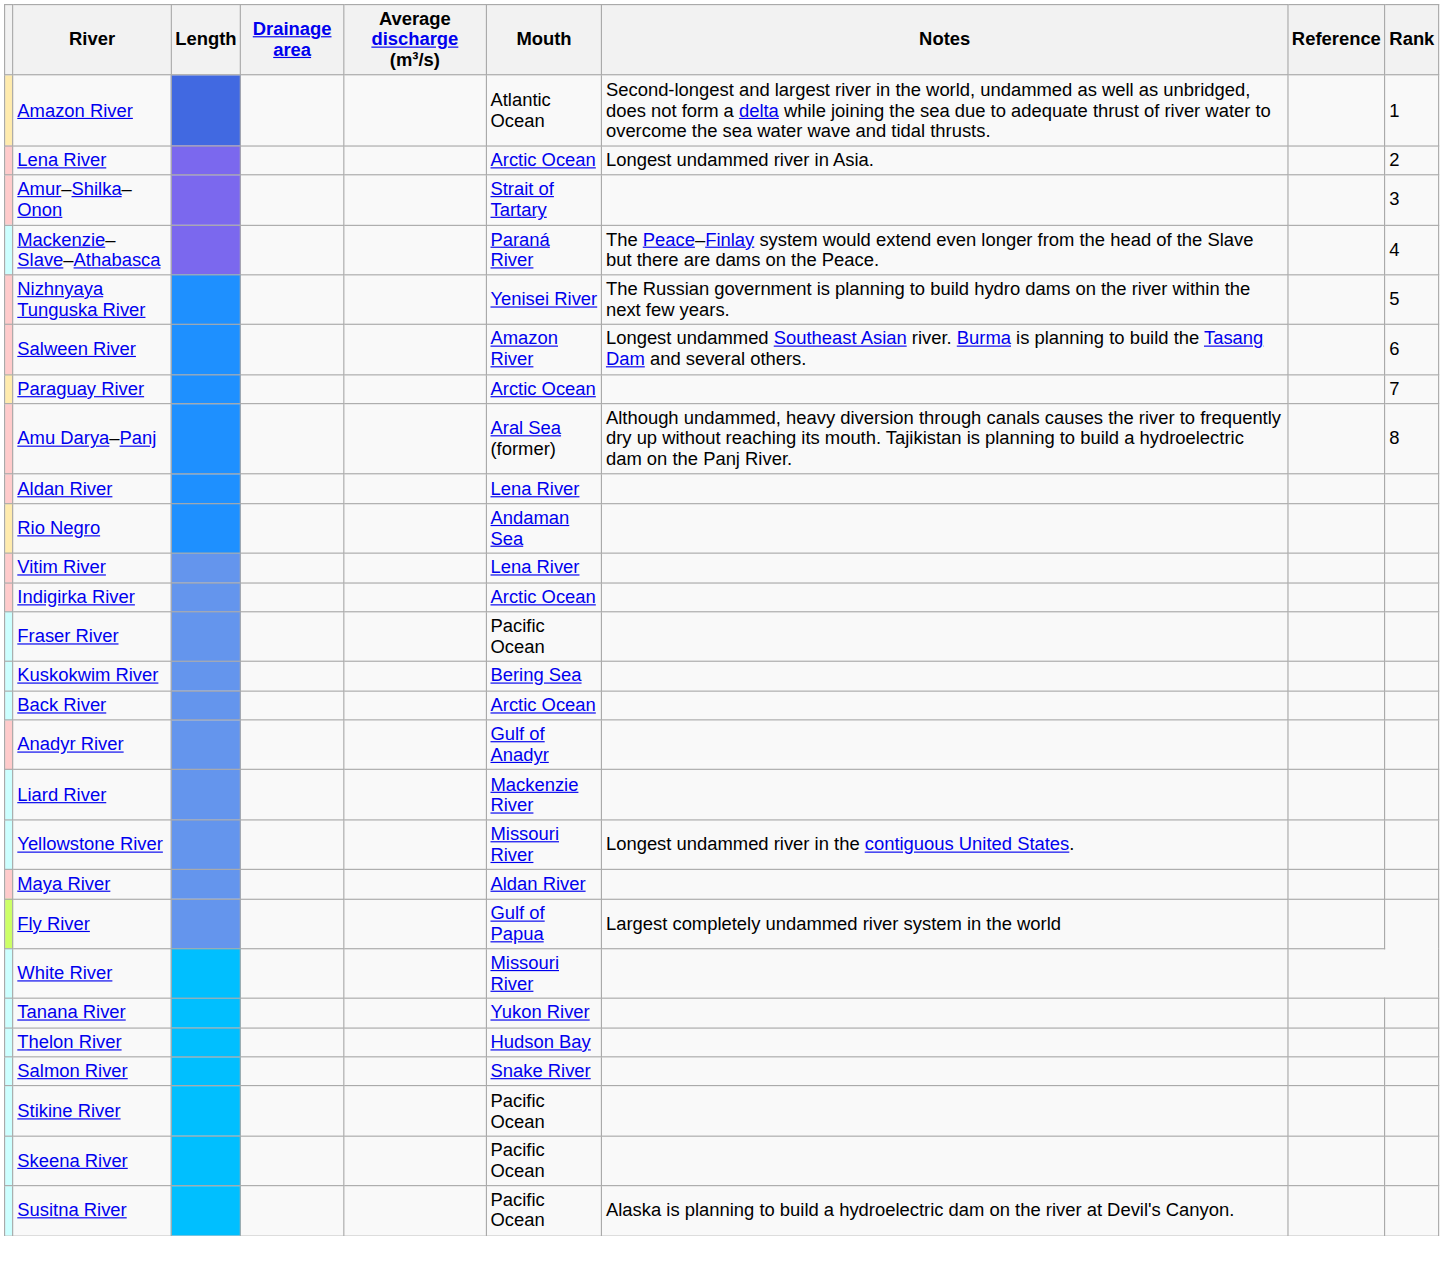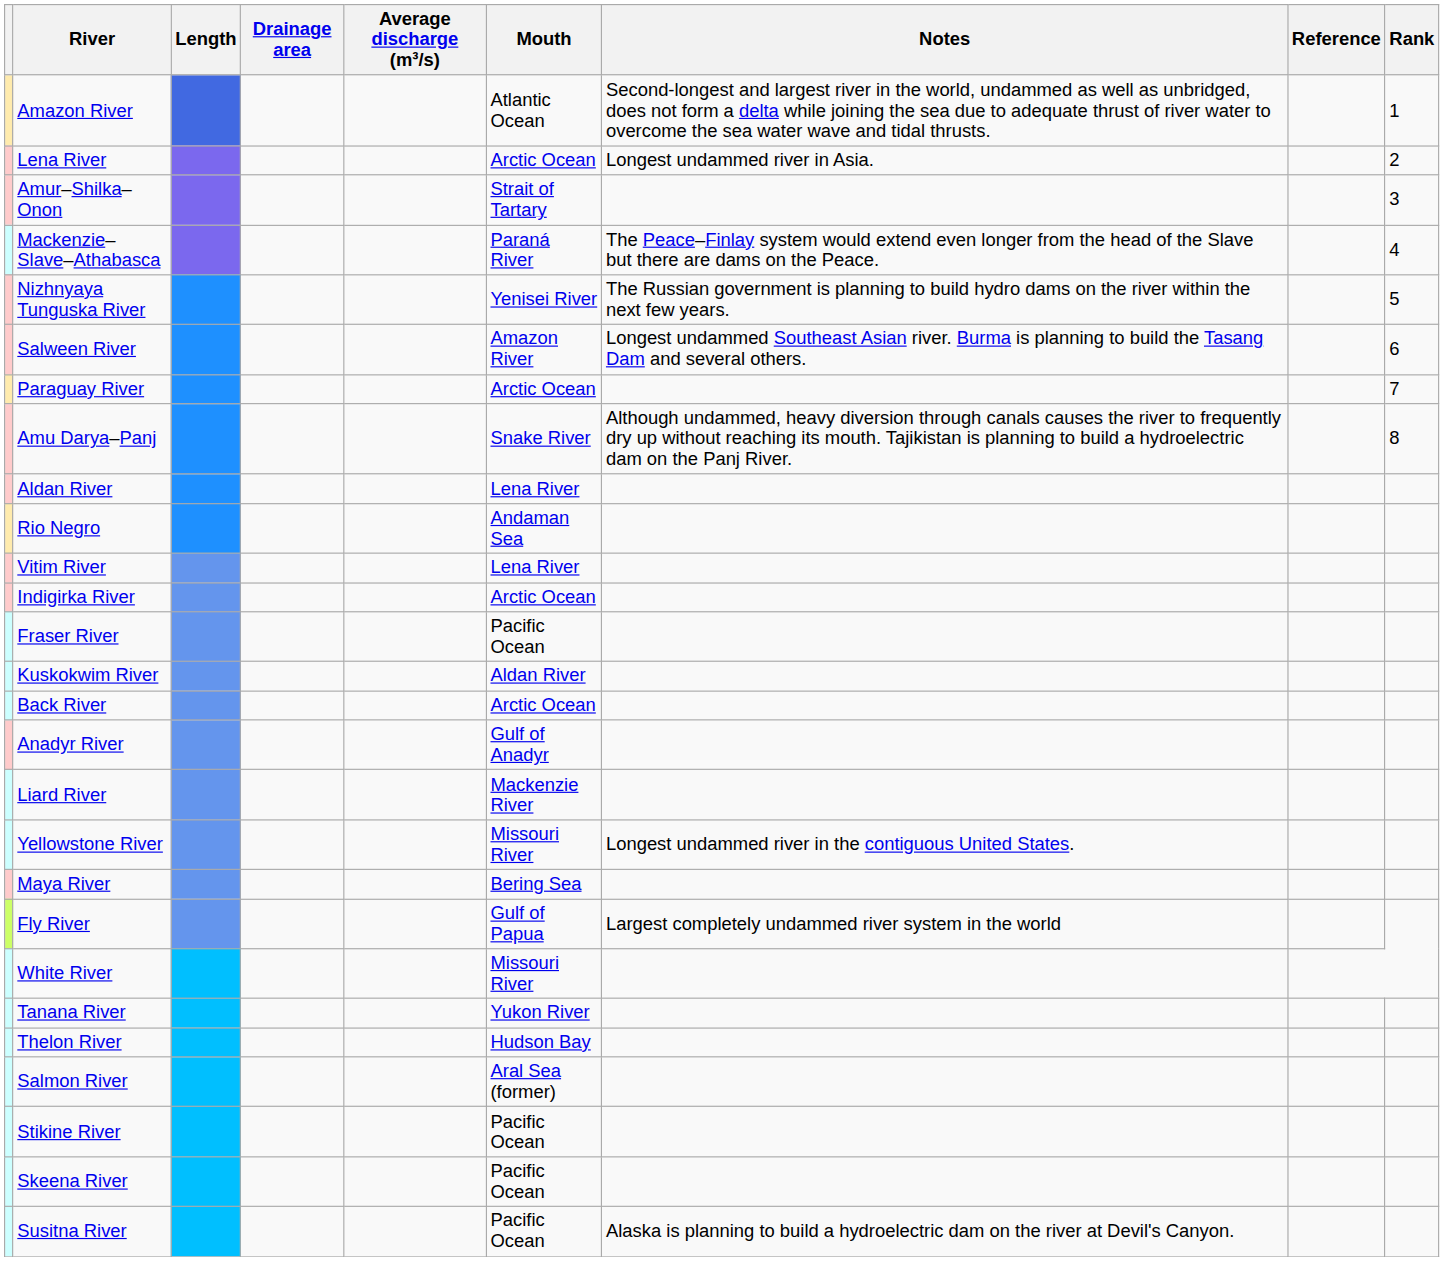(526, 438) Aral Sea (former) -> (541, 438) Snake River
(536, 676) Bering Sea -> (538, 676) Aldan River
(538, 884) Aldan River -> (536, 884) Bering Sea
(541, 1071) Snake River -> (526, 1081) Aral Sea (former)
